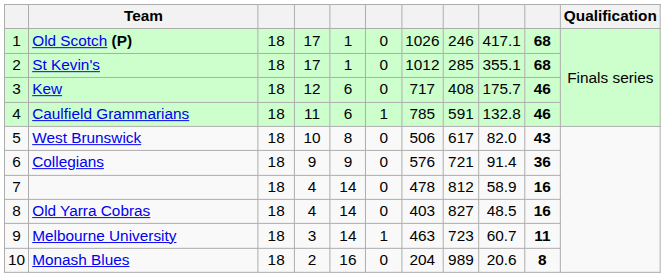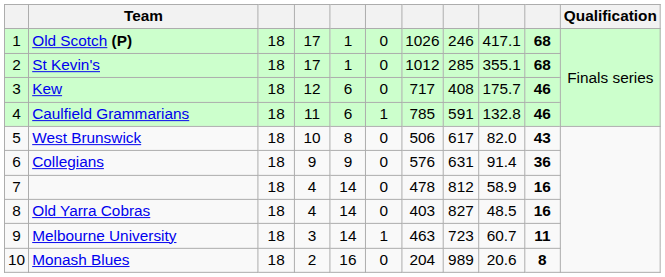(461, 162) 721 -> (461, 162) 631
